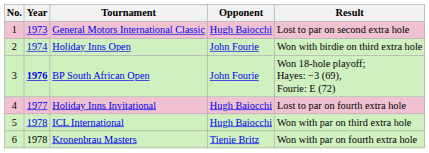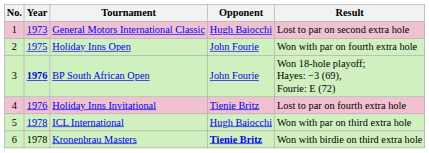(37, 47) 1974 -> (37, 47) 1975
(350, 47) Won with birdie on third extra hole -> (347, 47) Won with par on fourth extra hole
(37, 105) 1977 -> (37, 105) 1976
(241, 105) Hugh Baiocchi -> (234, 105) Tienie Britz
(234, 139) normal -> (236, 139) bold
(347, 139) Won with par on fourth extra hole -> (350, 139) Won with birdie on third extra hole
